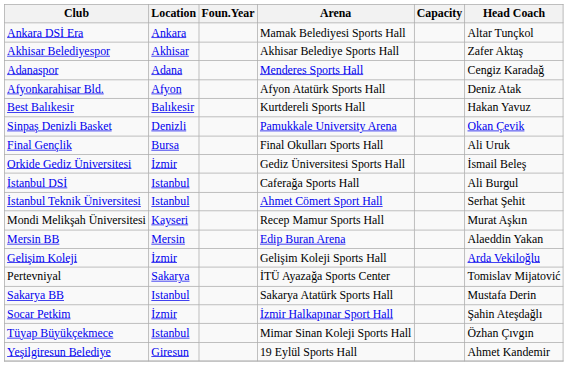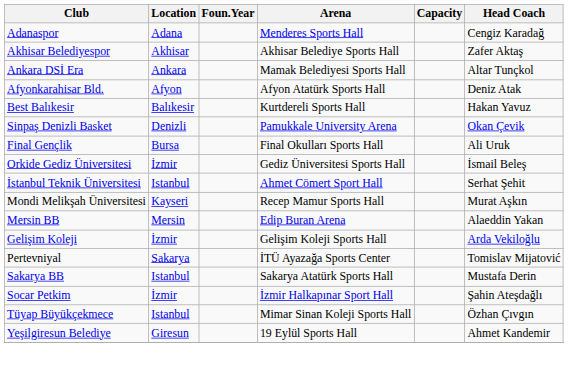rows swapped: (33, 70) <-> (45, 32)
- row: (37, 182)
